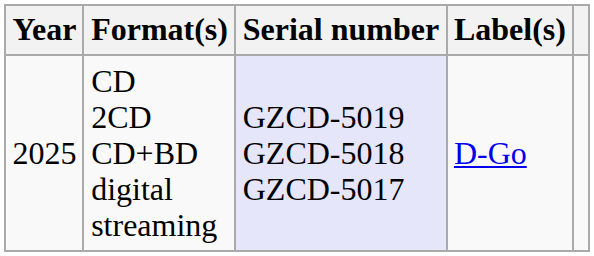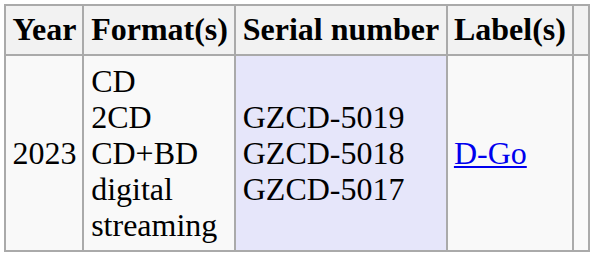(44, 152) 2025 -> (44, 152) 2023
